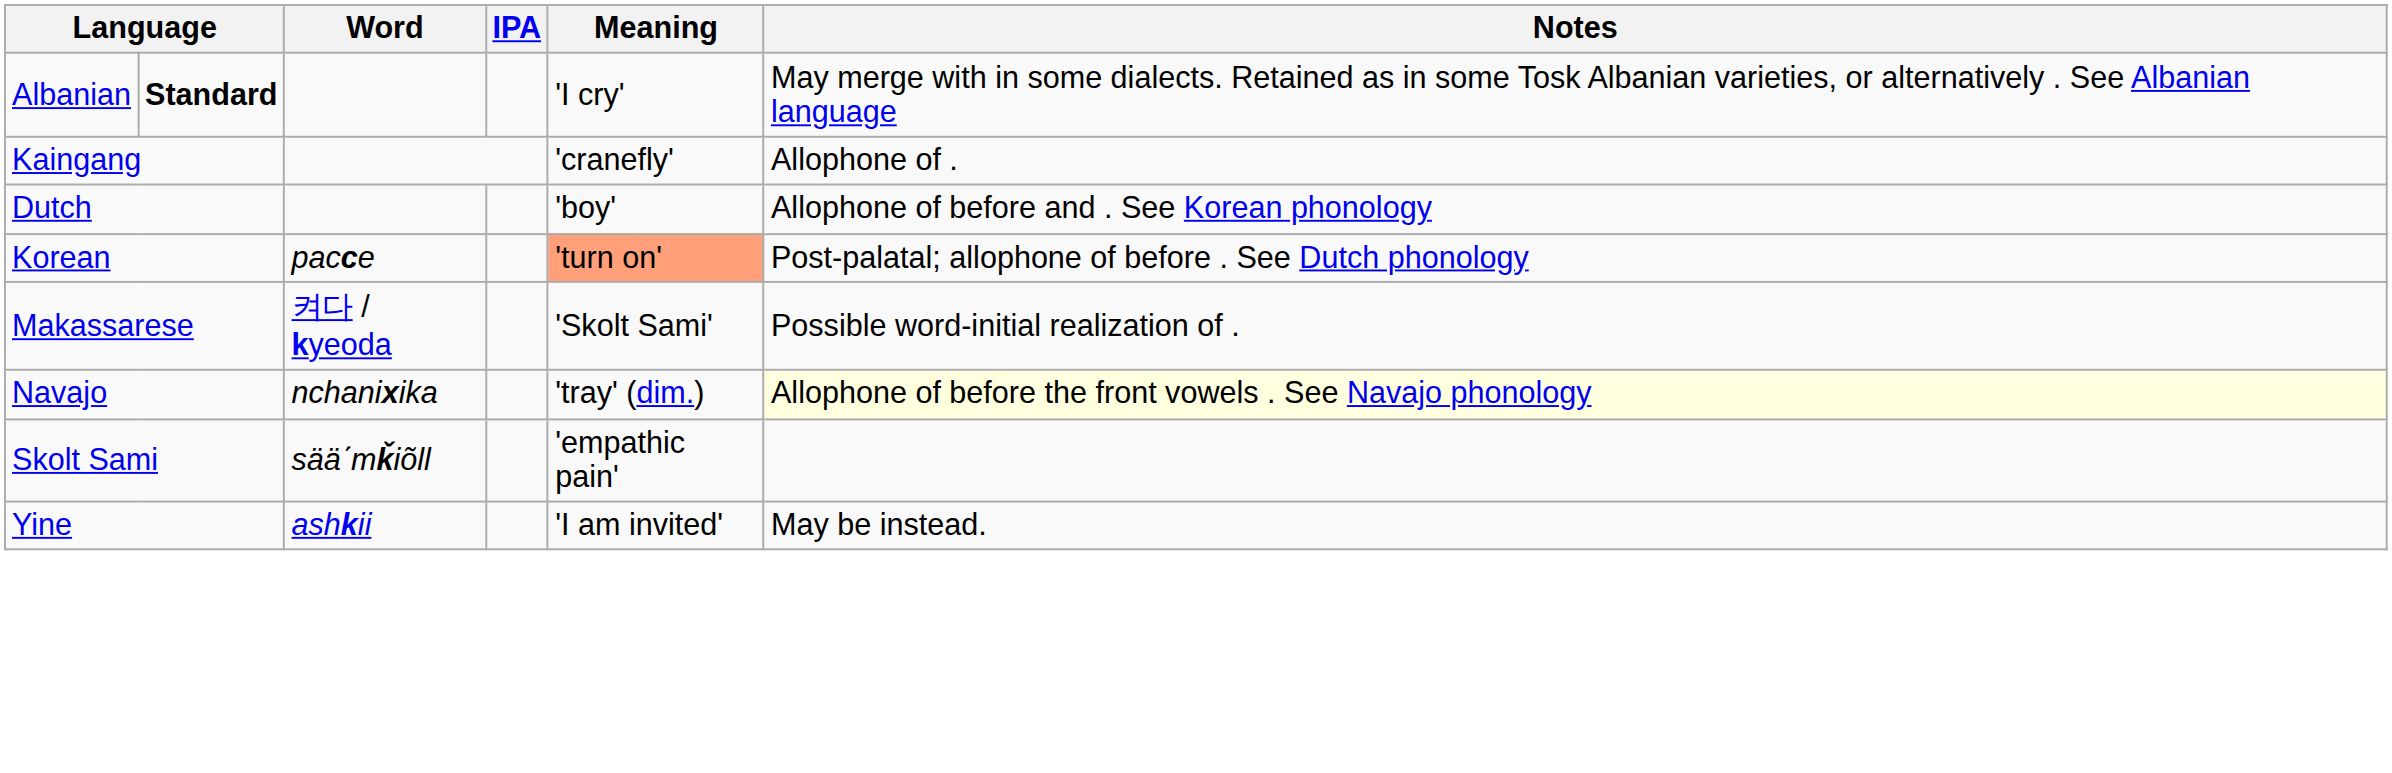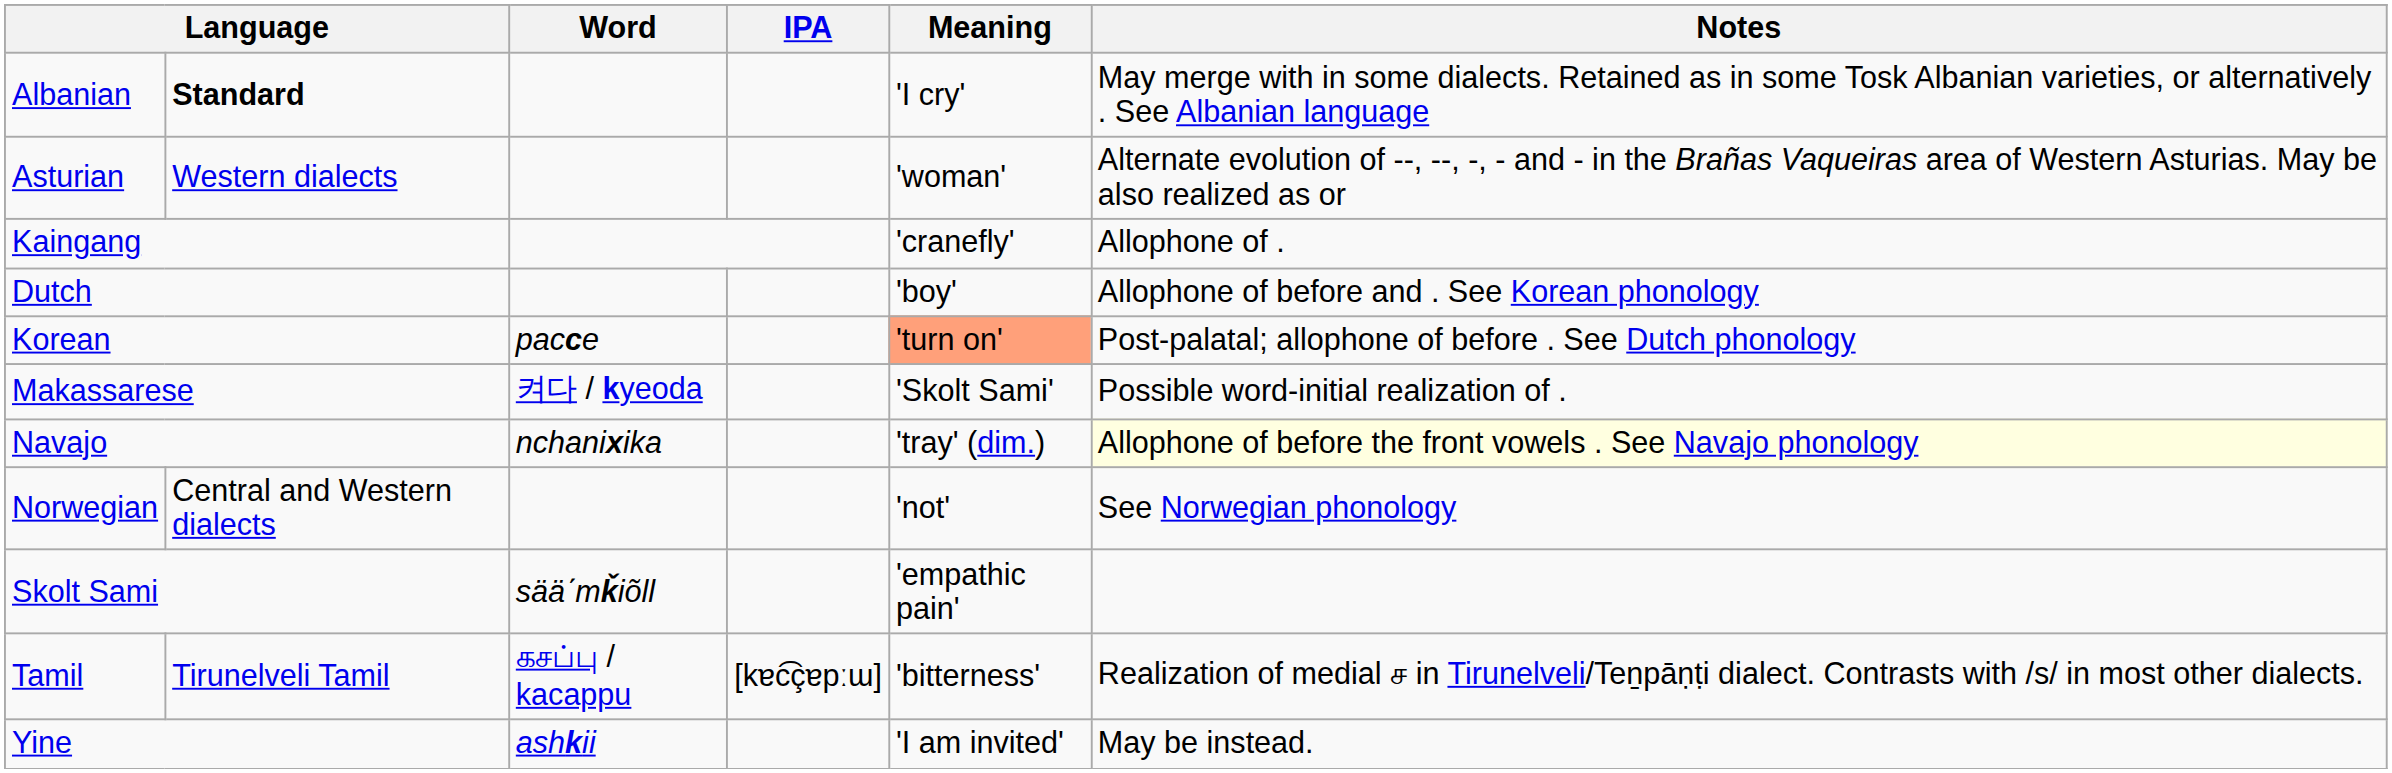+ row: (68, 177)
+ row: (85, 508)
+ row: (48, 675)
